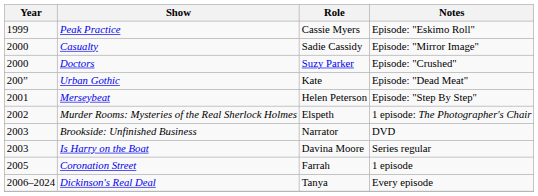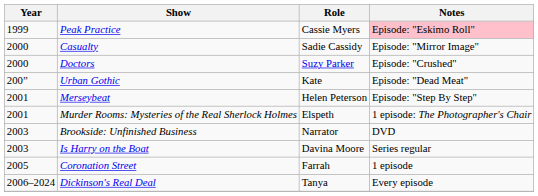(423, 30) no background -> (423, 30) pink background
(18, 115) 2002 -> (18, 115) 2001
